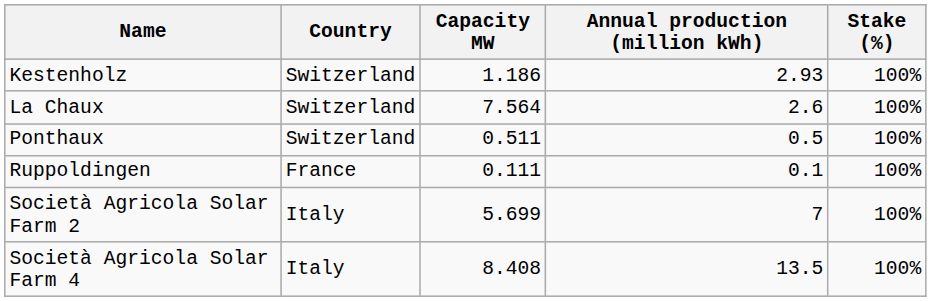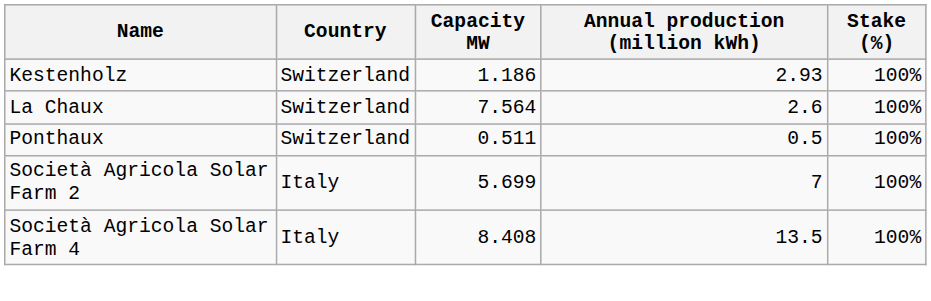- row: (80, 171)
